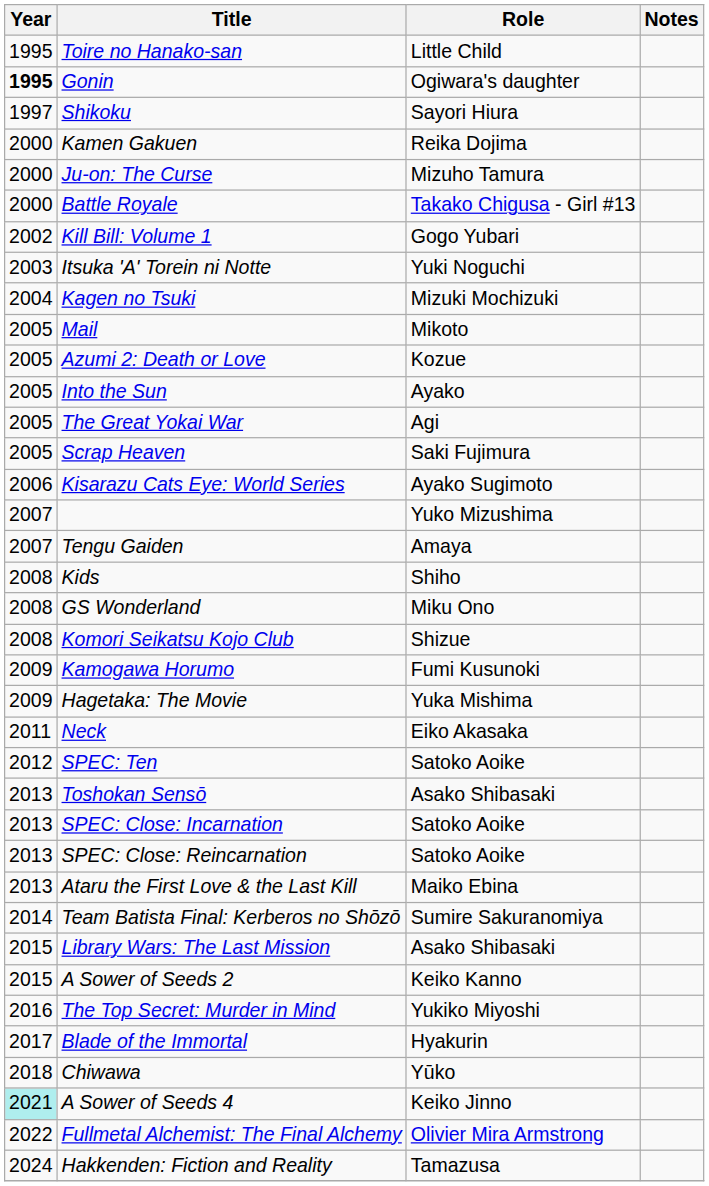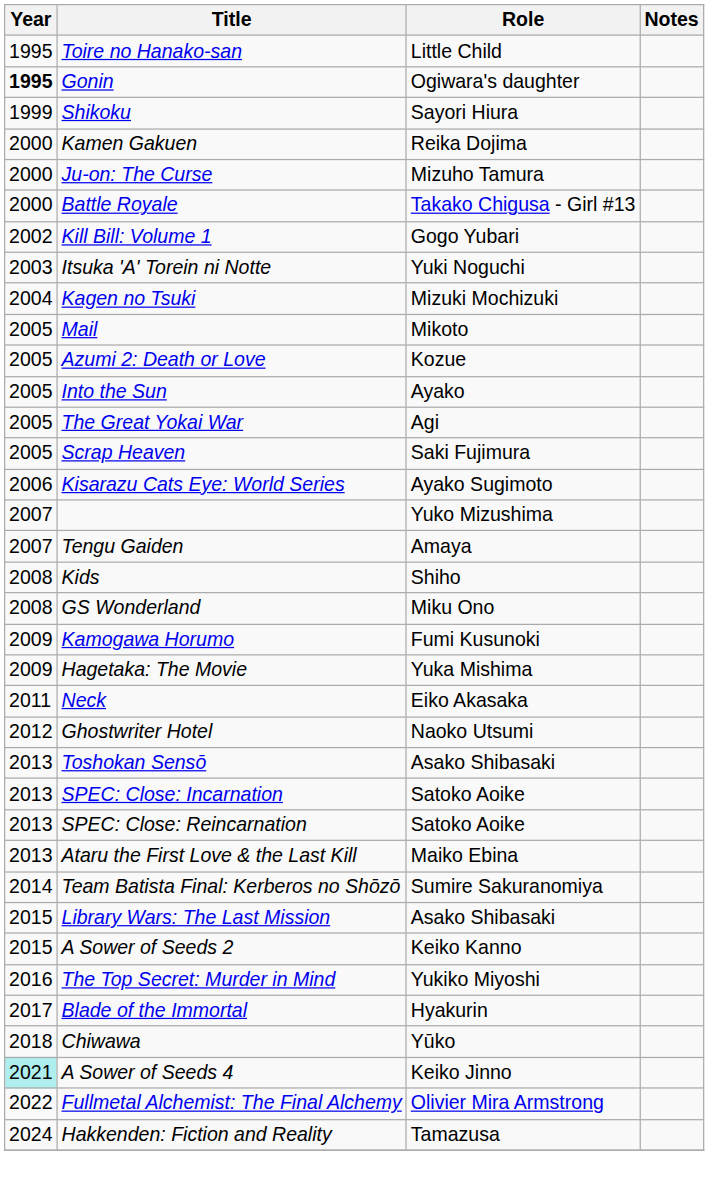(31, 112) 1997 -> (31, 112) 1999
- row: (178, 639)
+ row: (137, 732)
- row: (109, 762)
